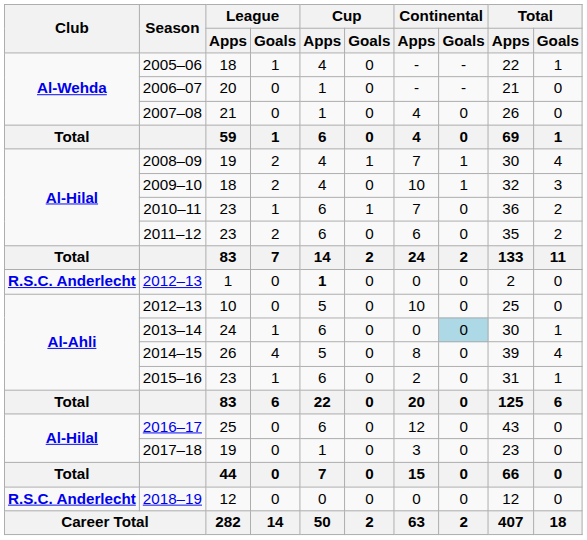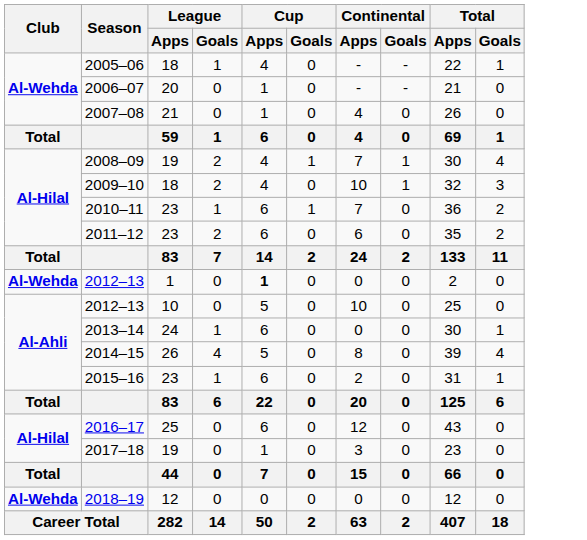(72, 281) R.S.C. Anderlecht -> (43, 281) Al-Wehda
(464, 329) lightblue background -> (406, 329) no background
(72, 498) R.S.C. Anderlecht -> (43, 498) Al-Wehda
